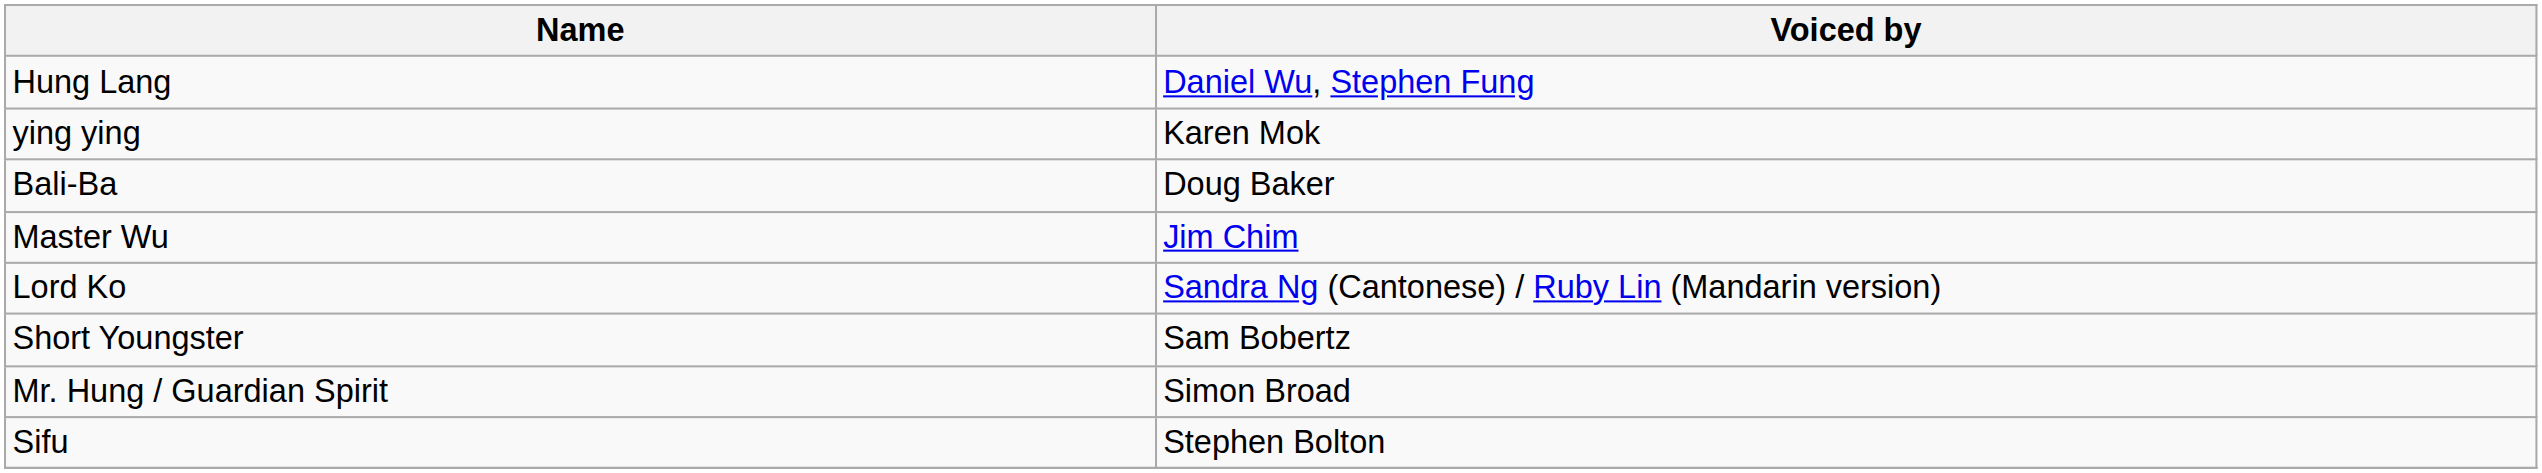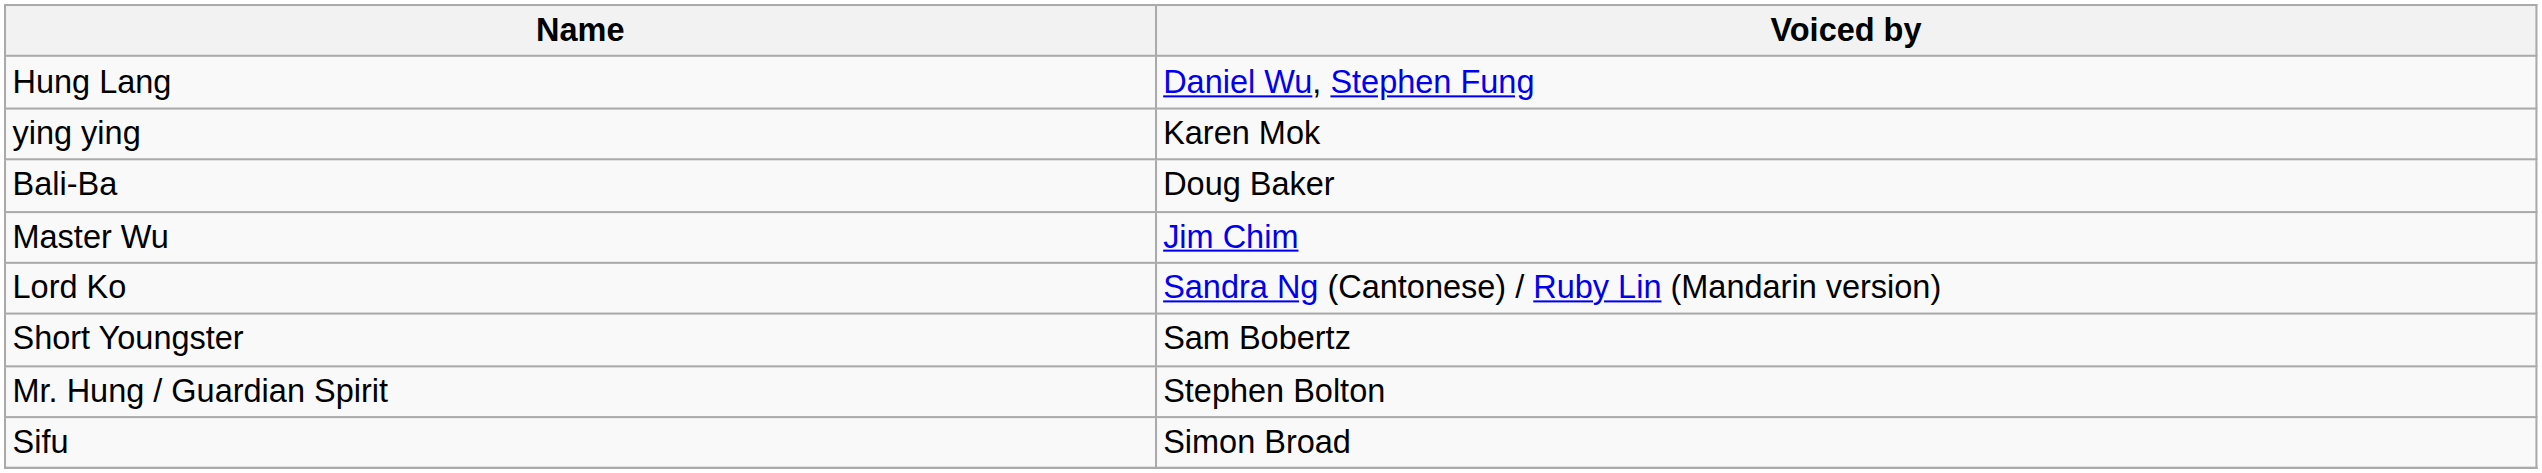(1257, 390) Simon Broad -> (1274, 390) Stephen Bolton
(1274, 442) Stephen Bolton -> (1257, 442) Simon Broad
